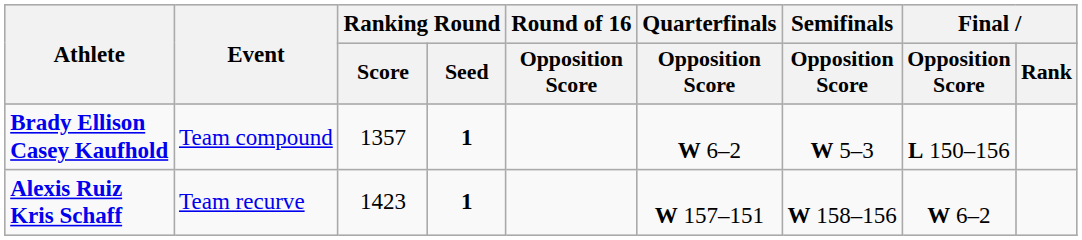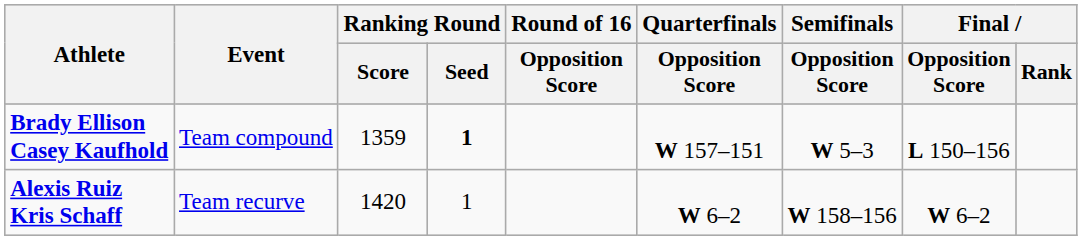(383, 137) 1357 -> (383, 137) 1359
(709, 150) W 6–2 -> (709, 150) W 157–151
(383, 202) 1423 -> (383, 202) 1420
(467, 202) bold -> (467, 202) normal
(709, 215) W 157–151 -> (709, 215) W 6–2
